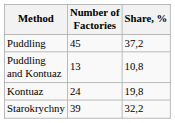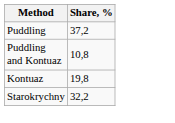- column: (95, 19)
